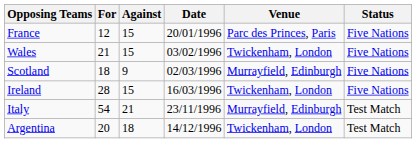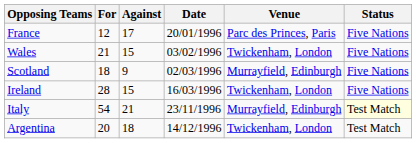(128, 33) 15 -> (128, 33) 17
(374, 109) no background -> (374, 109) lightyellow background
